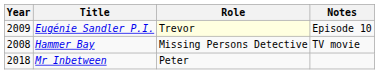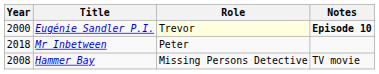(19, 29) 2009 -> (19, 29) 2000
(342, 29) normal -> (342, 29) bold
rows swapped: (65, 45) <-> (71, 61)
